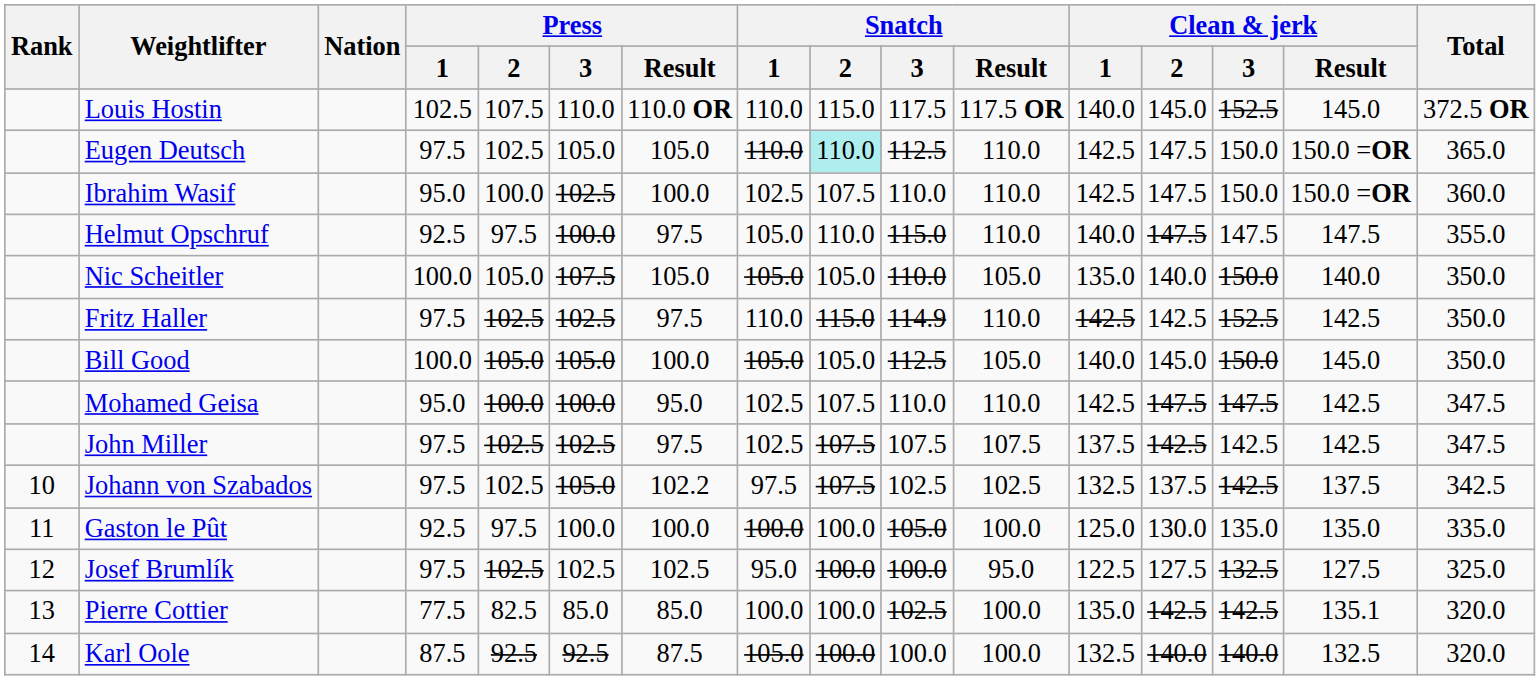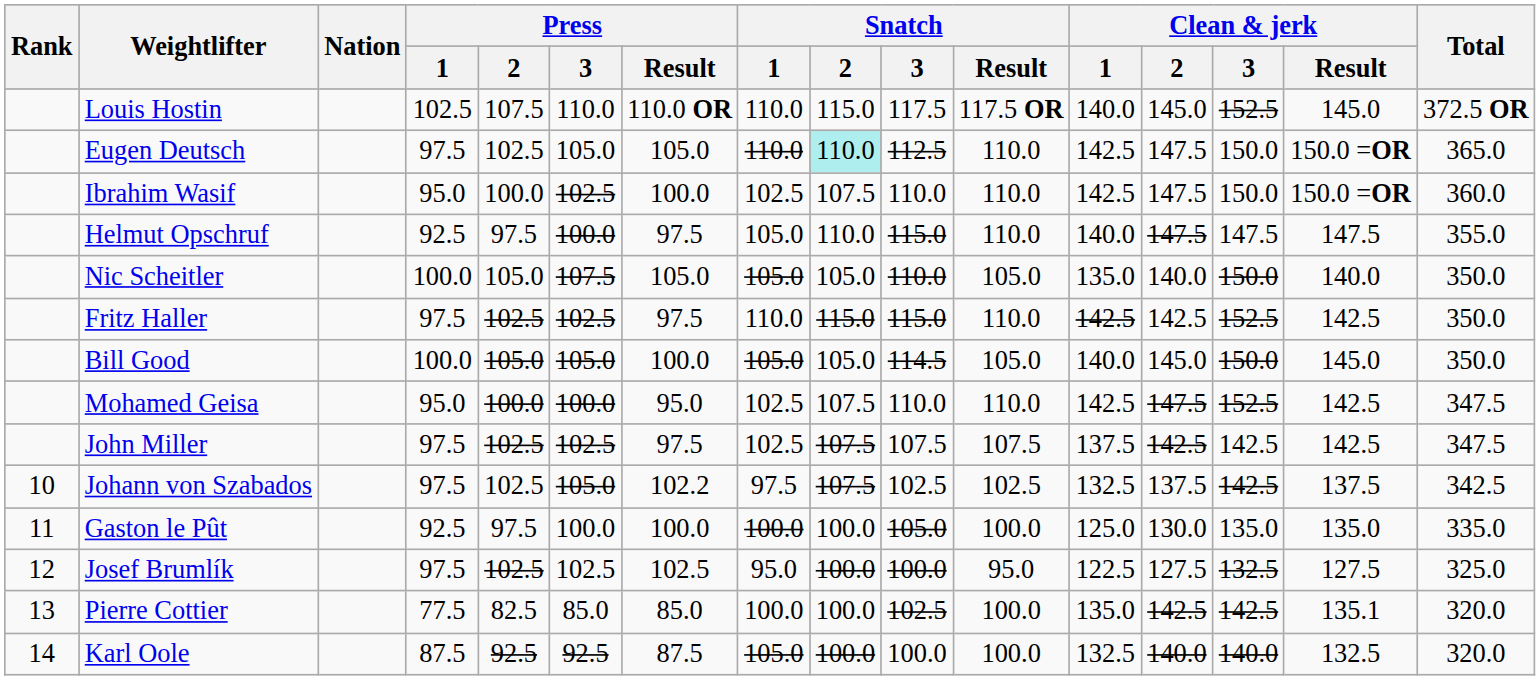(917, 318) 114.9 -> (917, 318) 115.0
(917, 360) 112.5 -> (917, 360) 114.5
(1248, 402) 147.5 -> (1248, 402) 152.5
